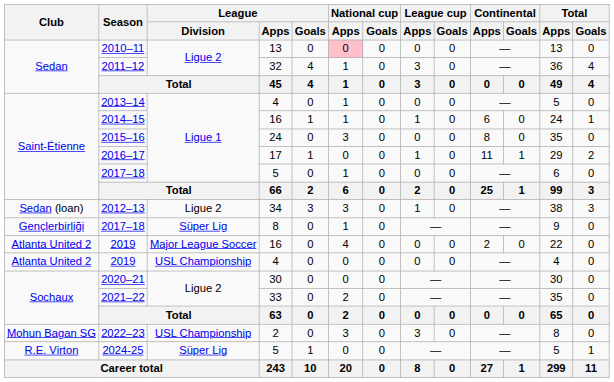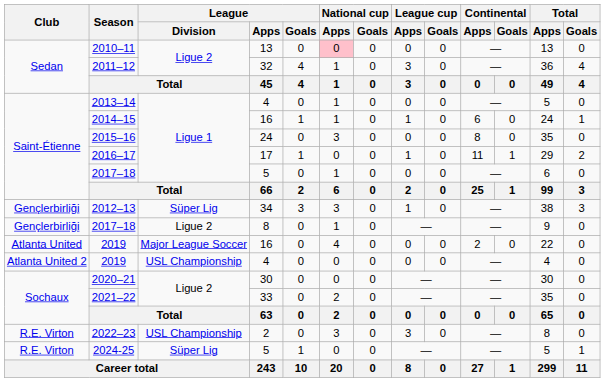(51, 208) Sedan (loan) -> (47, 208) Gençlerbirliği
(203, 208) Ligue 2 -> (194, 208) Süper Lig
(203, 226) Süper Lig -> (194, 226) Ligue 2
(51, 244) Atlanta United 2 -> (47, 244) Atlanta United
(51, 333) Mohun Bagan SG -> (47, 333) R.E. Virton
